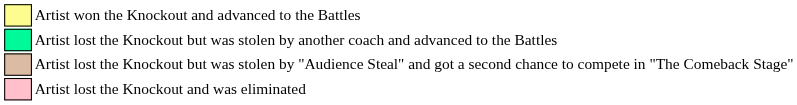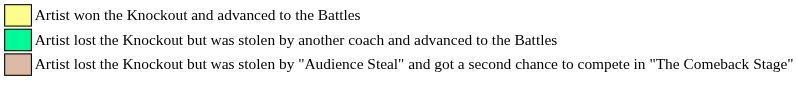- row: (170, 89)
